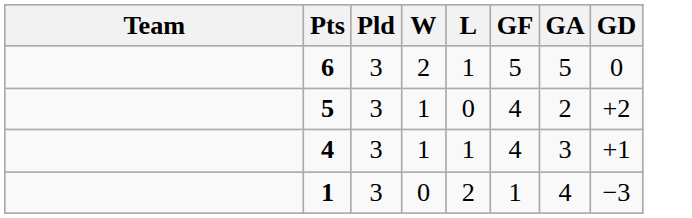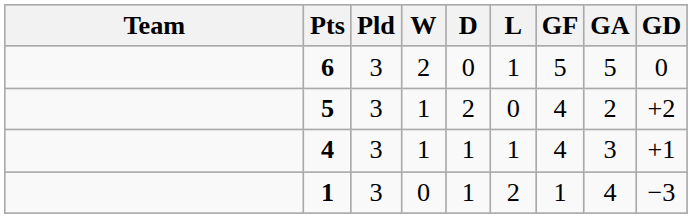+ column: (468, 25)
